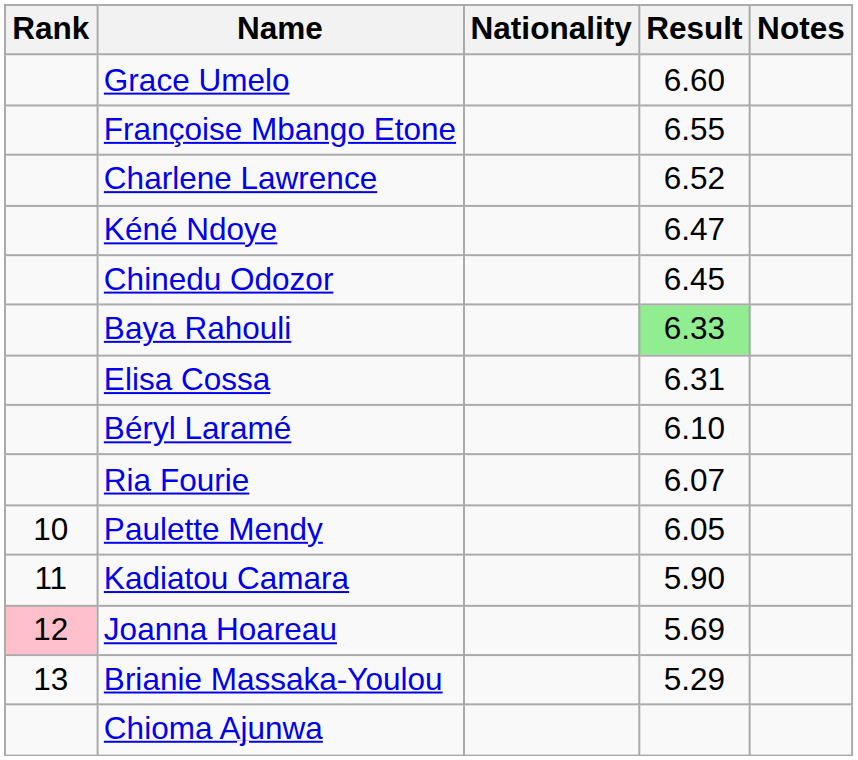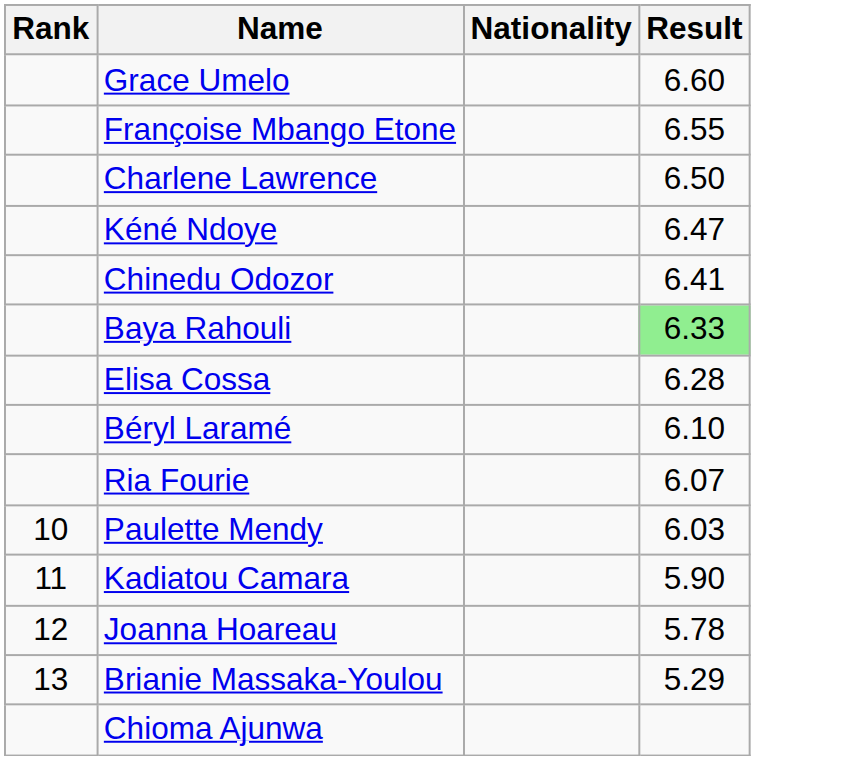- column: (801, 29)
(694, 179) 6.52 -> (694, 179) 6.50
(694, 279) 6.45 -> (694, 279) 6.41
(694, 379) 6.31 -> (694, 379) 6.28
(694, 529) 6.05 -> (694, 529) 6.03
(51, 629) pink background -> (51, 629) no background
(694, 629) 5.69 -> (694, 629) 5.78
